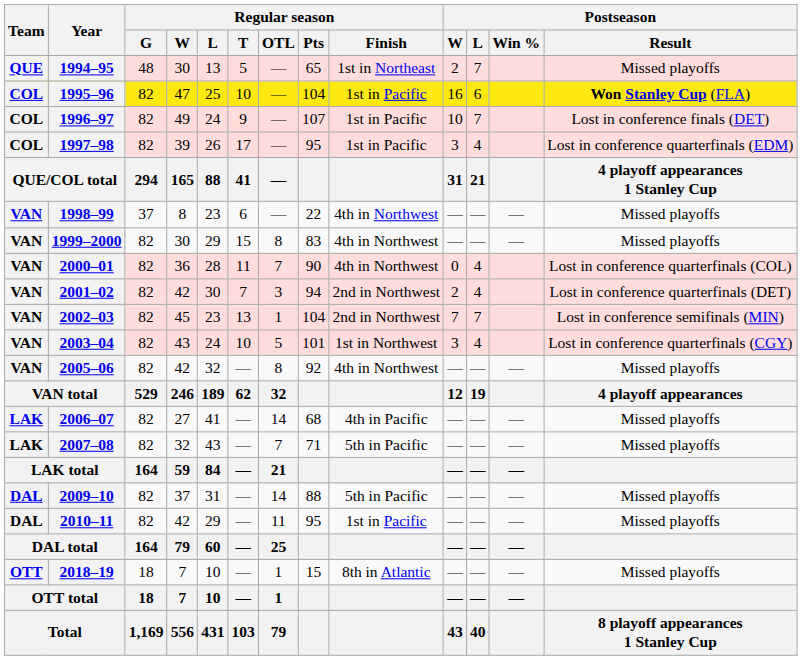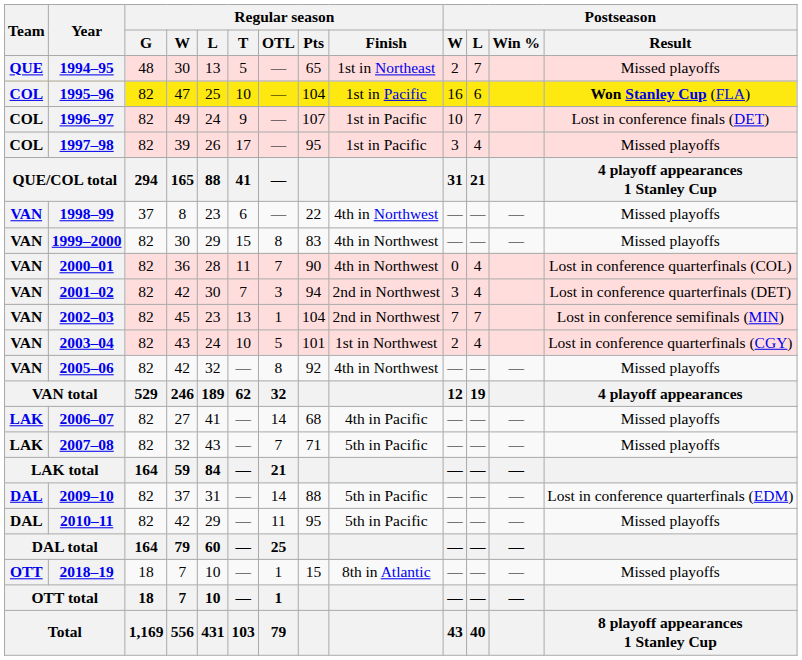(670, 145) Lost in conference quarterfinals (EDM) -> (670, 145) Missed playoffs
(455, 291) 2 -> (455, 291) 3
(455, 342) 3 -> (455, 342) 2
(670, 495) Missed playoffs -> (670, 495) Lost in conference quarterfinals (EDM)
(386, 521) 1st in Pacific -> (386, 521) 5th in Pacific
